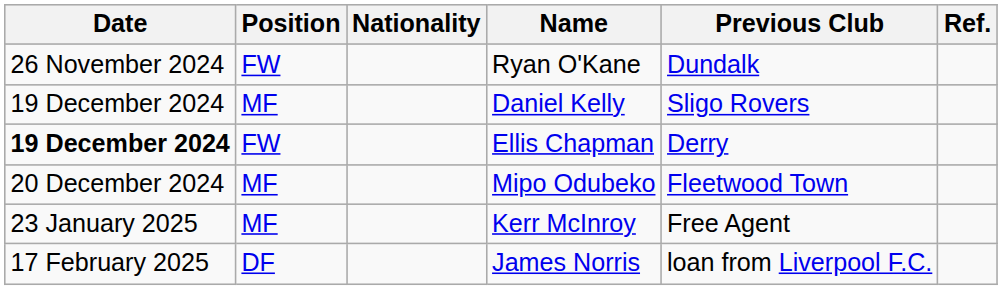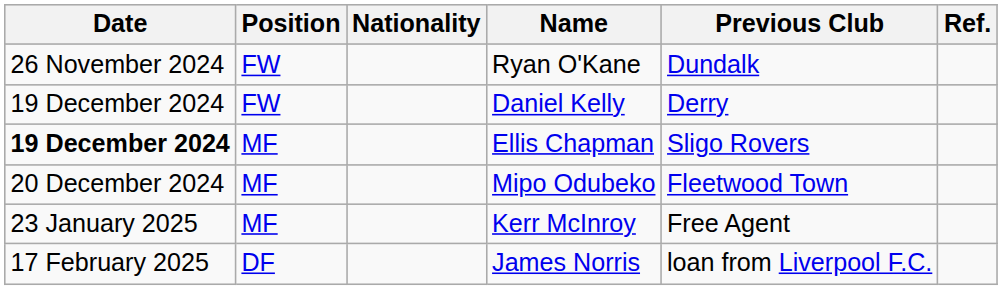(260, 104) MF -> (261, 104) FW
(738, 104) Sligo Rovers -> (698, 104) Derry
(261, 143) FW -> (260, 143) MF
(698, 143) Derry -> (738, 143) Sligo Rovers
